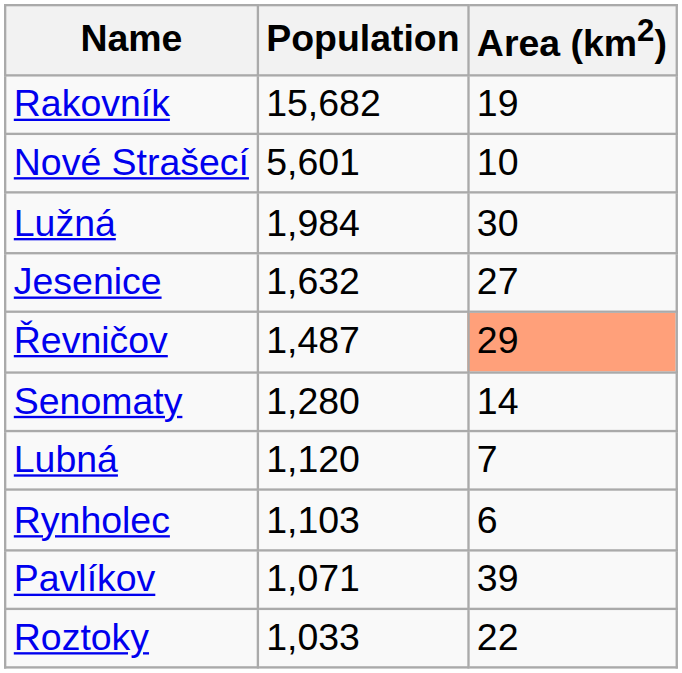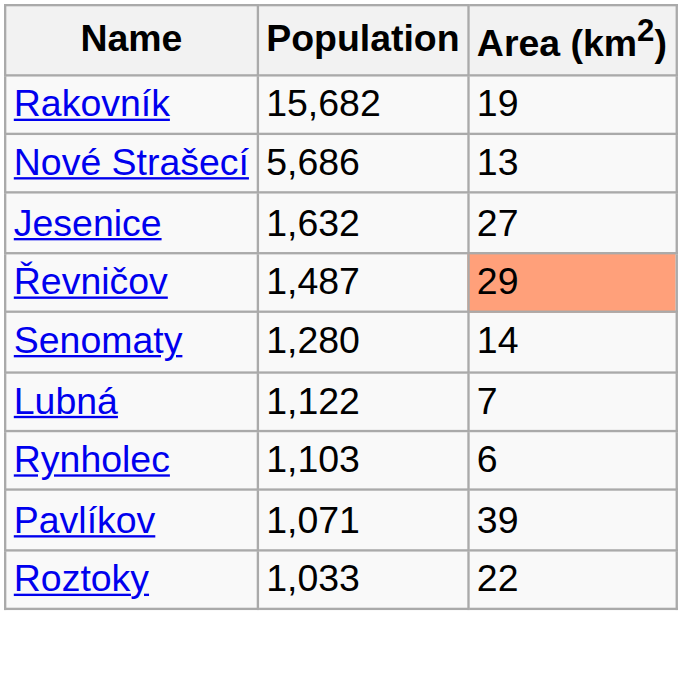(313, 163) 5,601 -> (313, 163) 5,686
(498, 163) 10 -> (498, 163) 13
- row: (65, 222)
(313, 459) 1,120 -> (313, 400) 1,122
